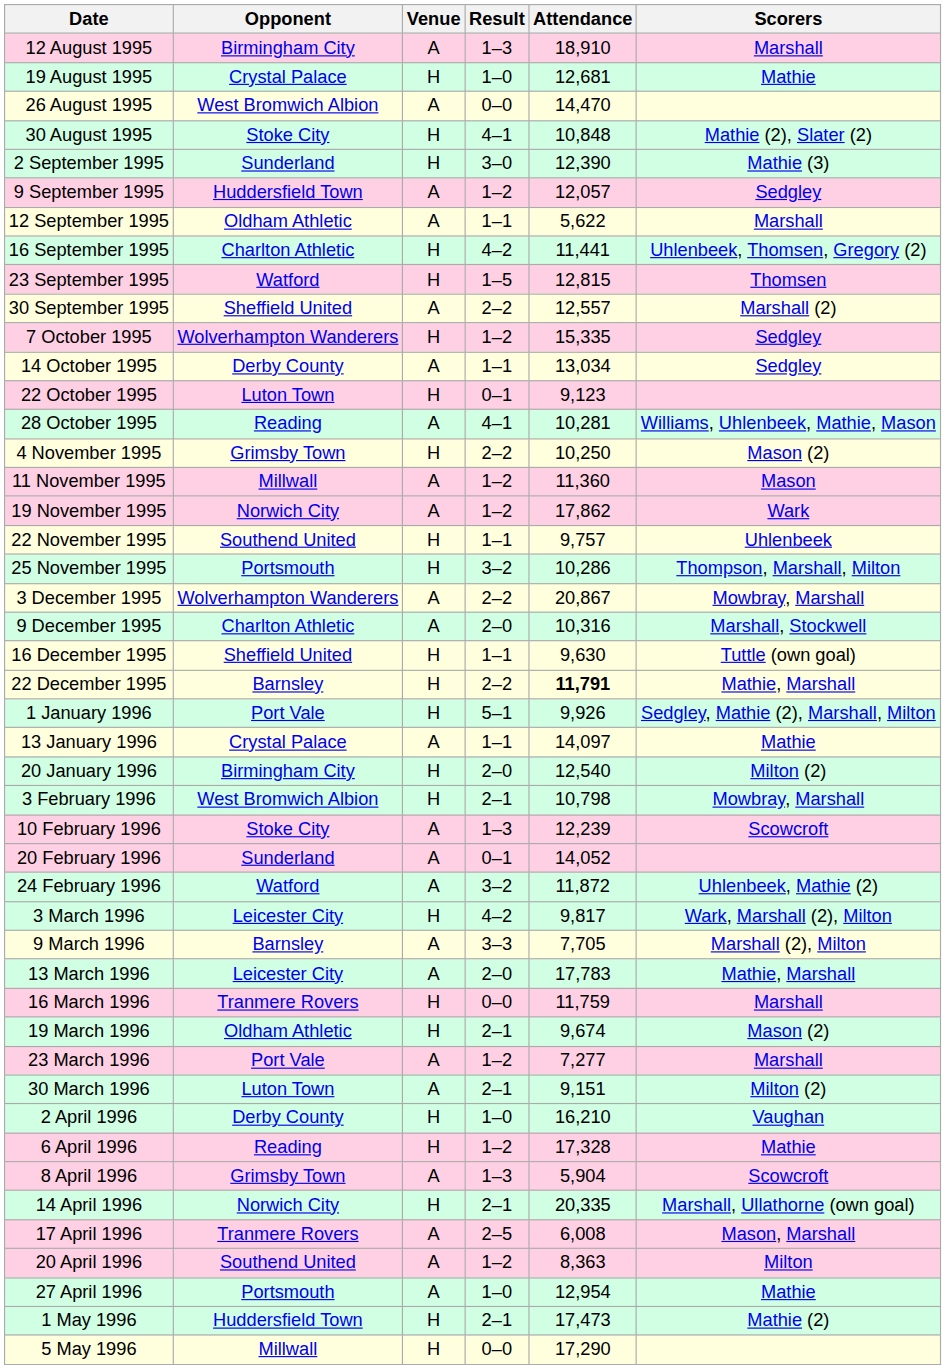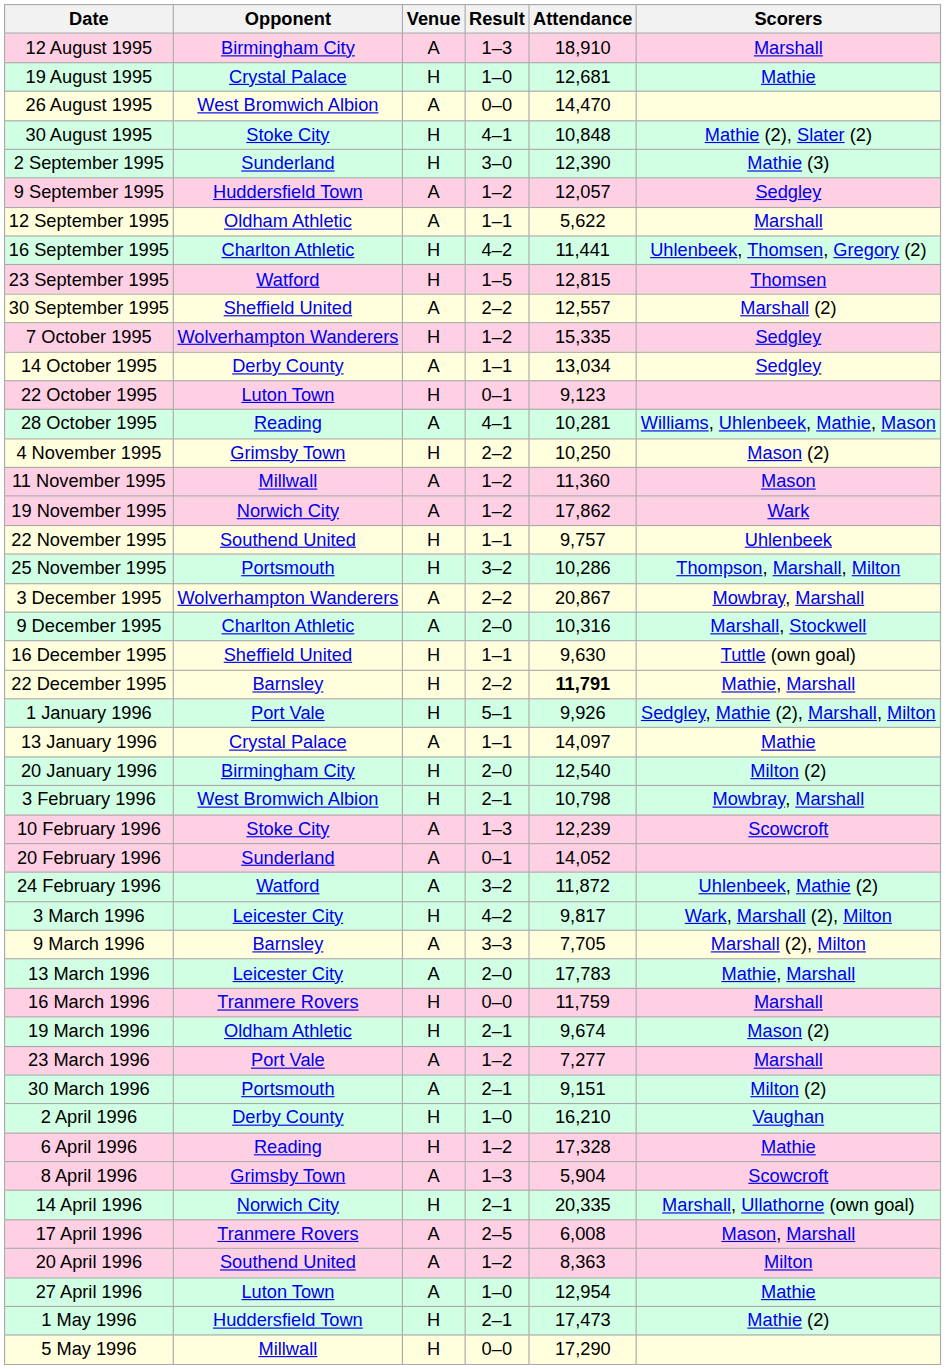(288, 1089) Luton Town -> (288, 1089) Portsmouth
(288, 1291) Portsmouth -> (288, 1291) Luton Town
